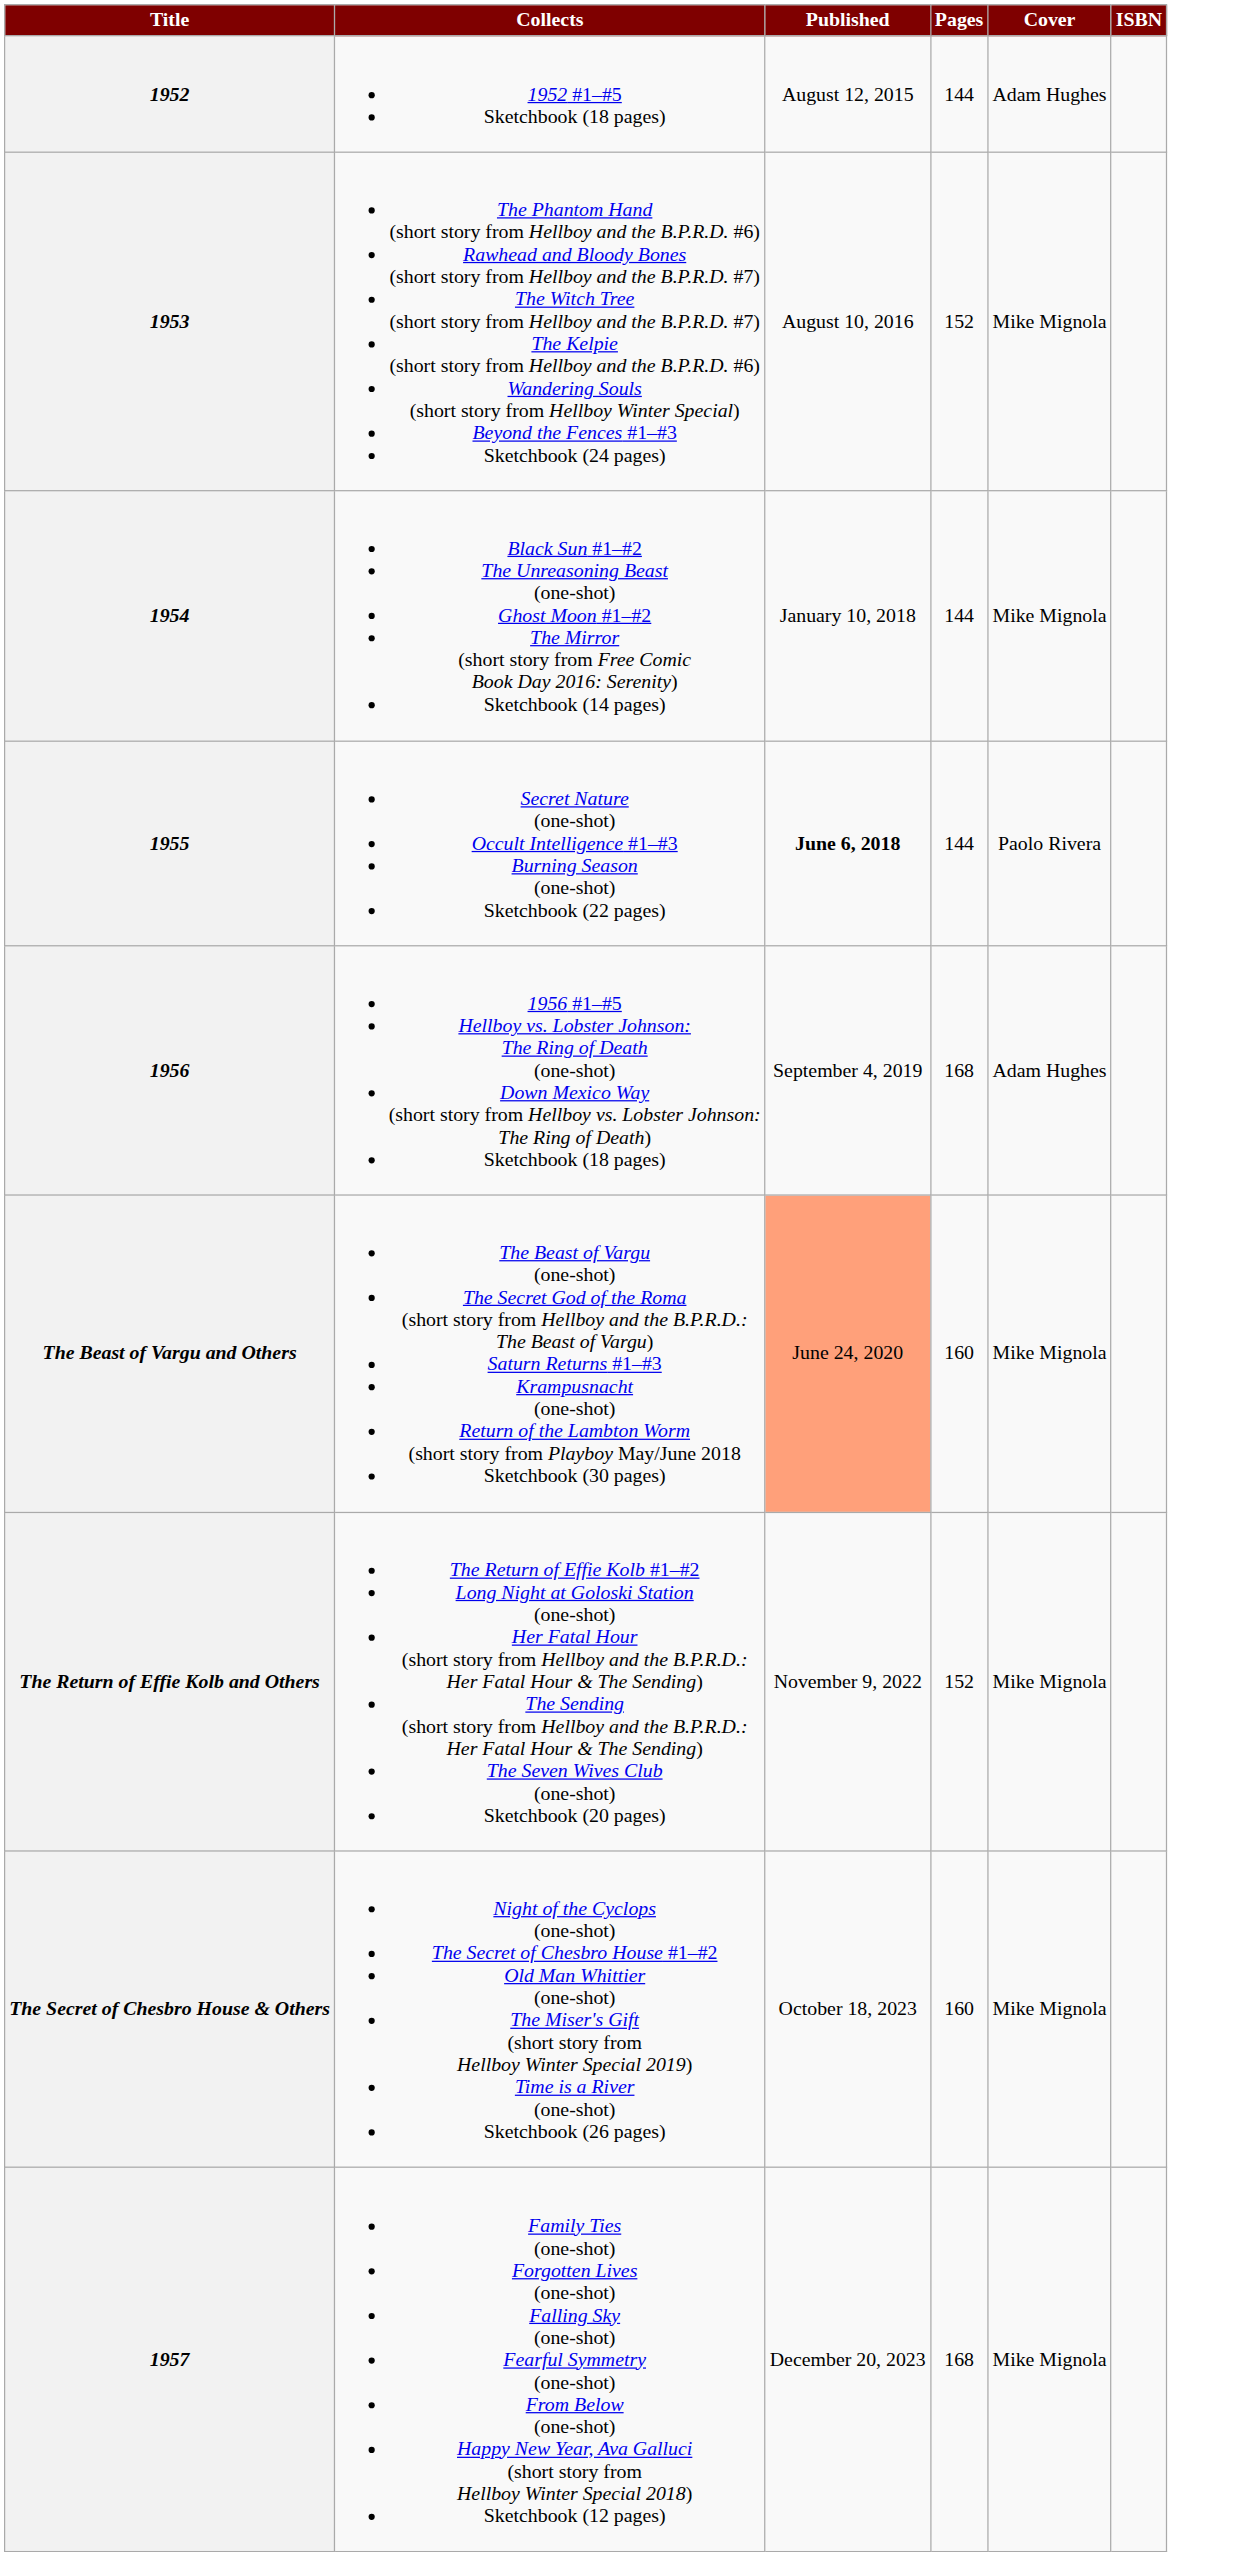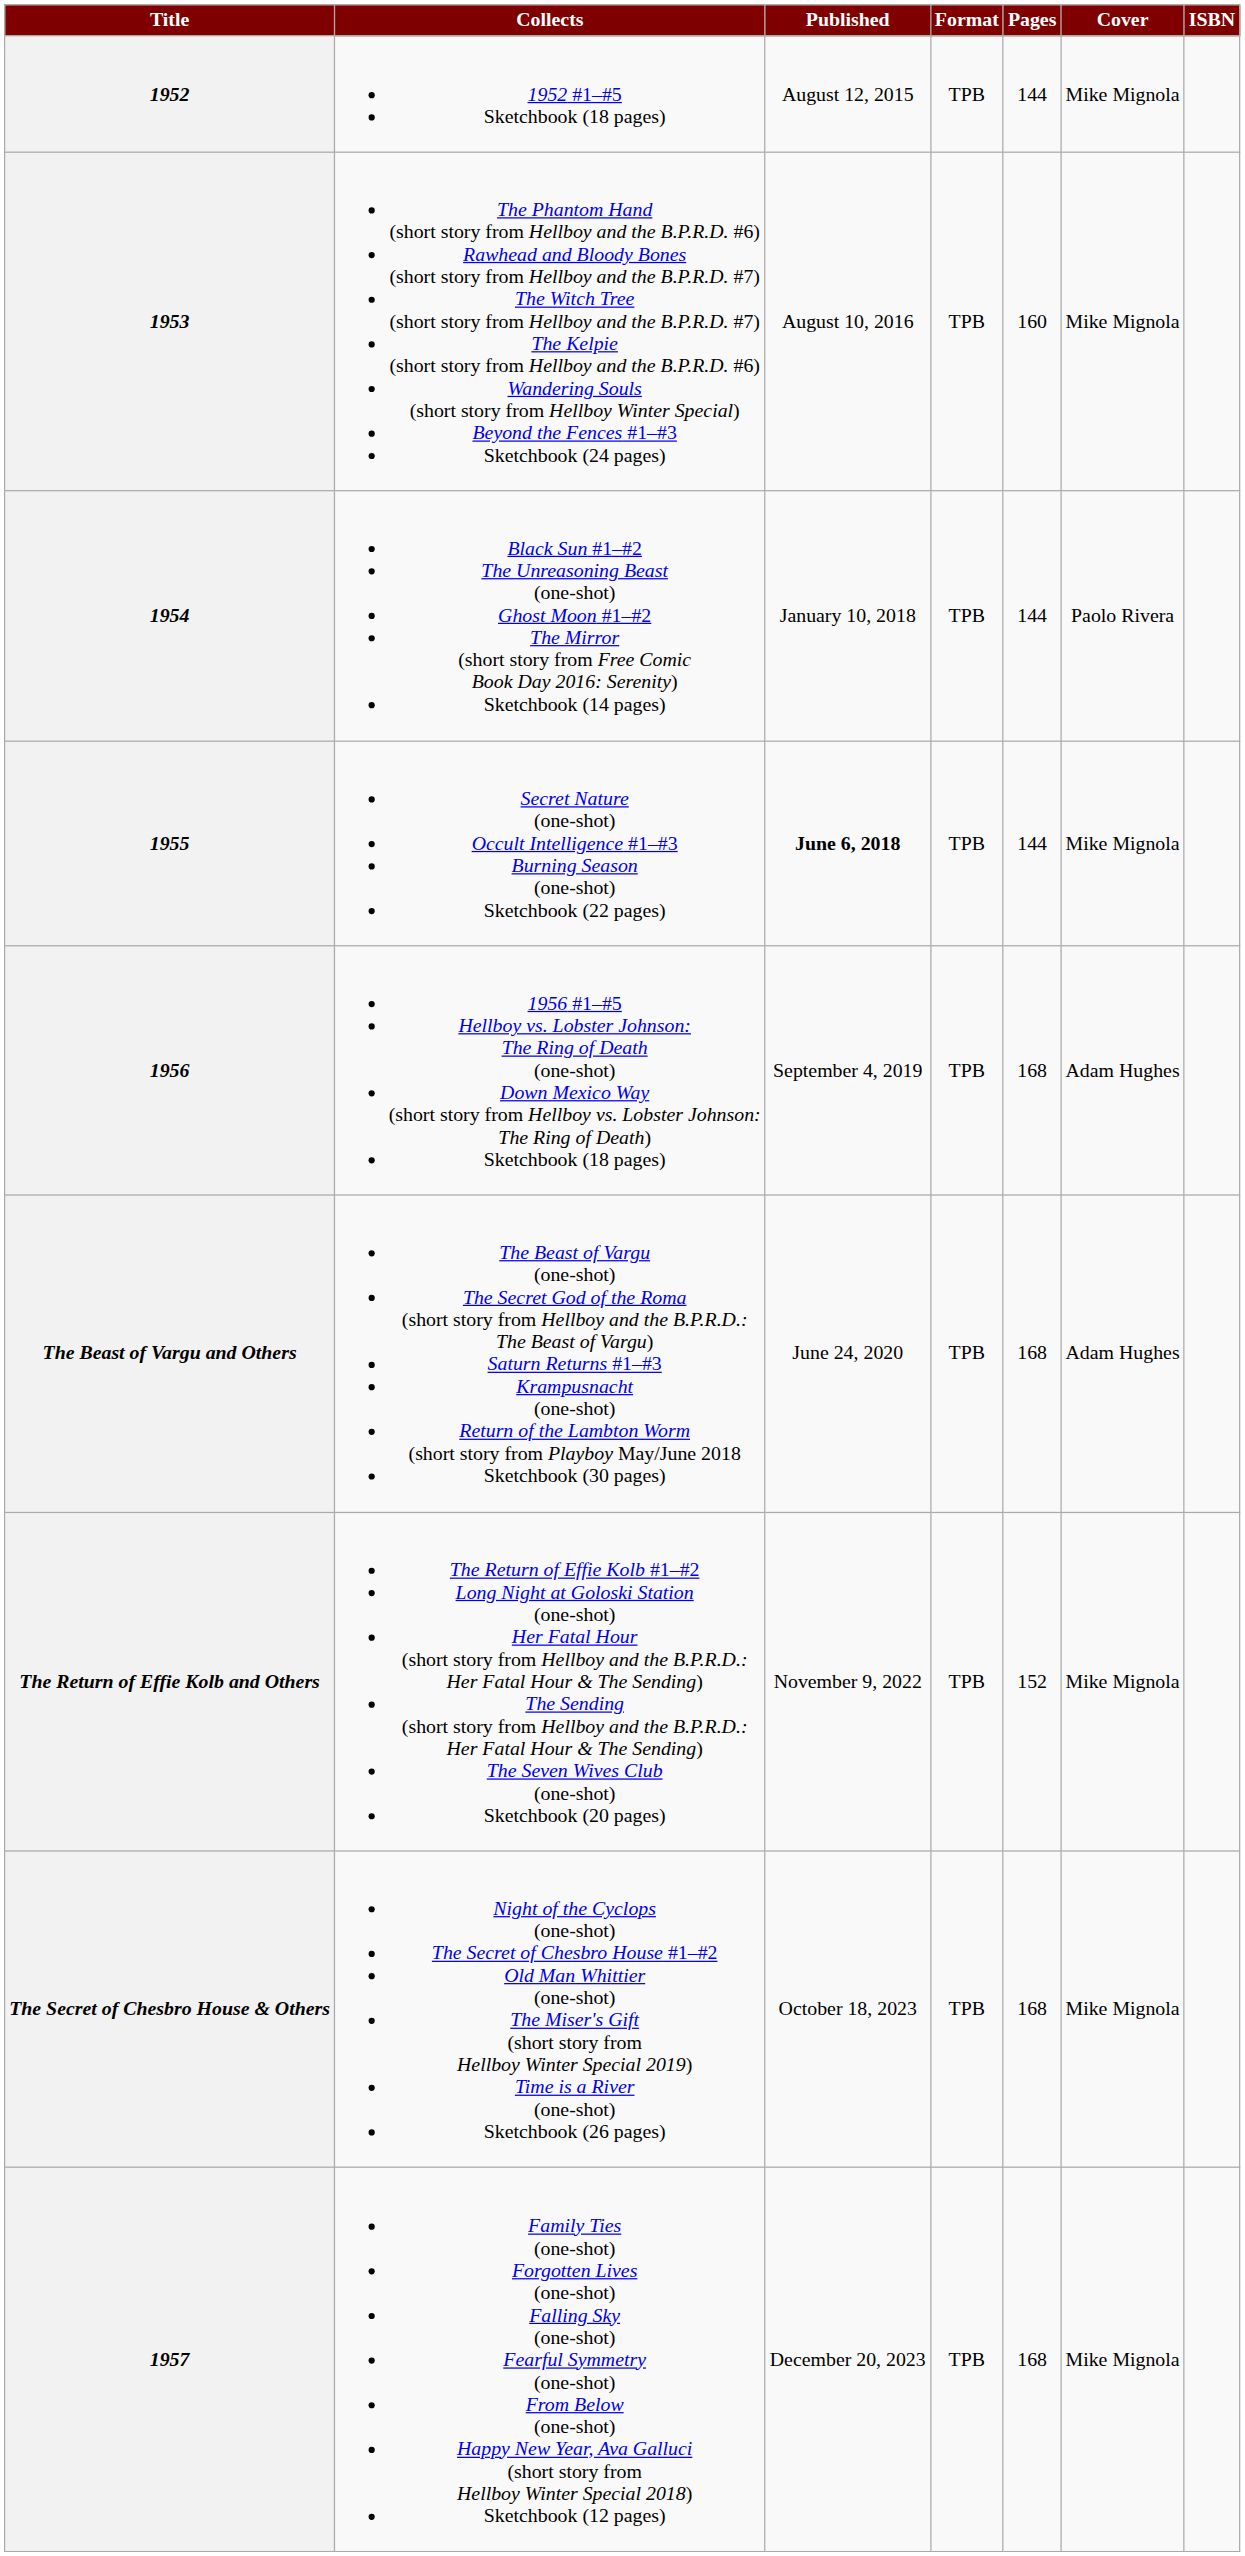+ column: (967, 20)
(1050, 93) Adam Hughes -> (1123, 93) Mike Mignola
(959, 321) 152 -> (1032, 321) 160
(1050, 615) Mike Mignola -> (1123, 615) Paolo Rivera
(1050, 842) Paolo Rivera -> (1123, 842) Mike Mignola
(848, 1353) lightsalmon background -> (848, 1353) no background
(959, 1353) 160 -> (1032, 1353) 168
(1050, 1353) Mike Mignola -> (1123, 1353) Adam Hughes
(959, 2009) 160 -> (1032, 2009) 168
